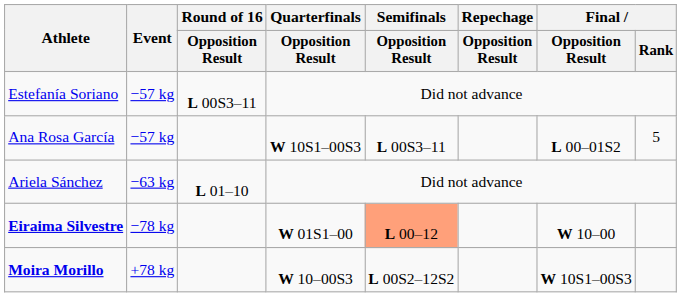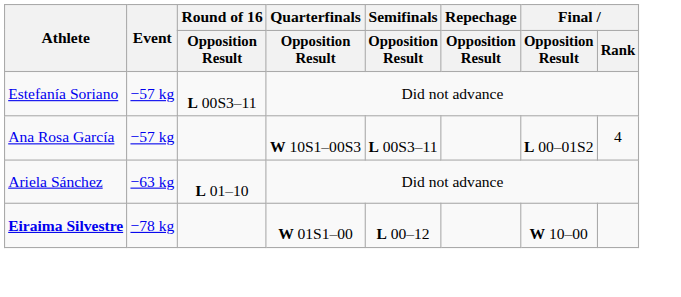(656, 138) 5 -> (618, 138) 4
(411, 235) lightsalmon background -> (403, 235) no background
- row: (56, 270)
